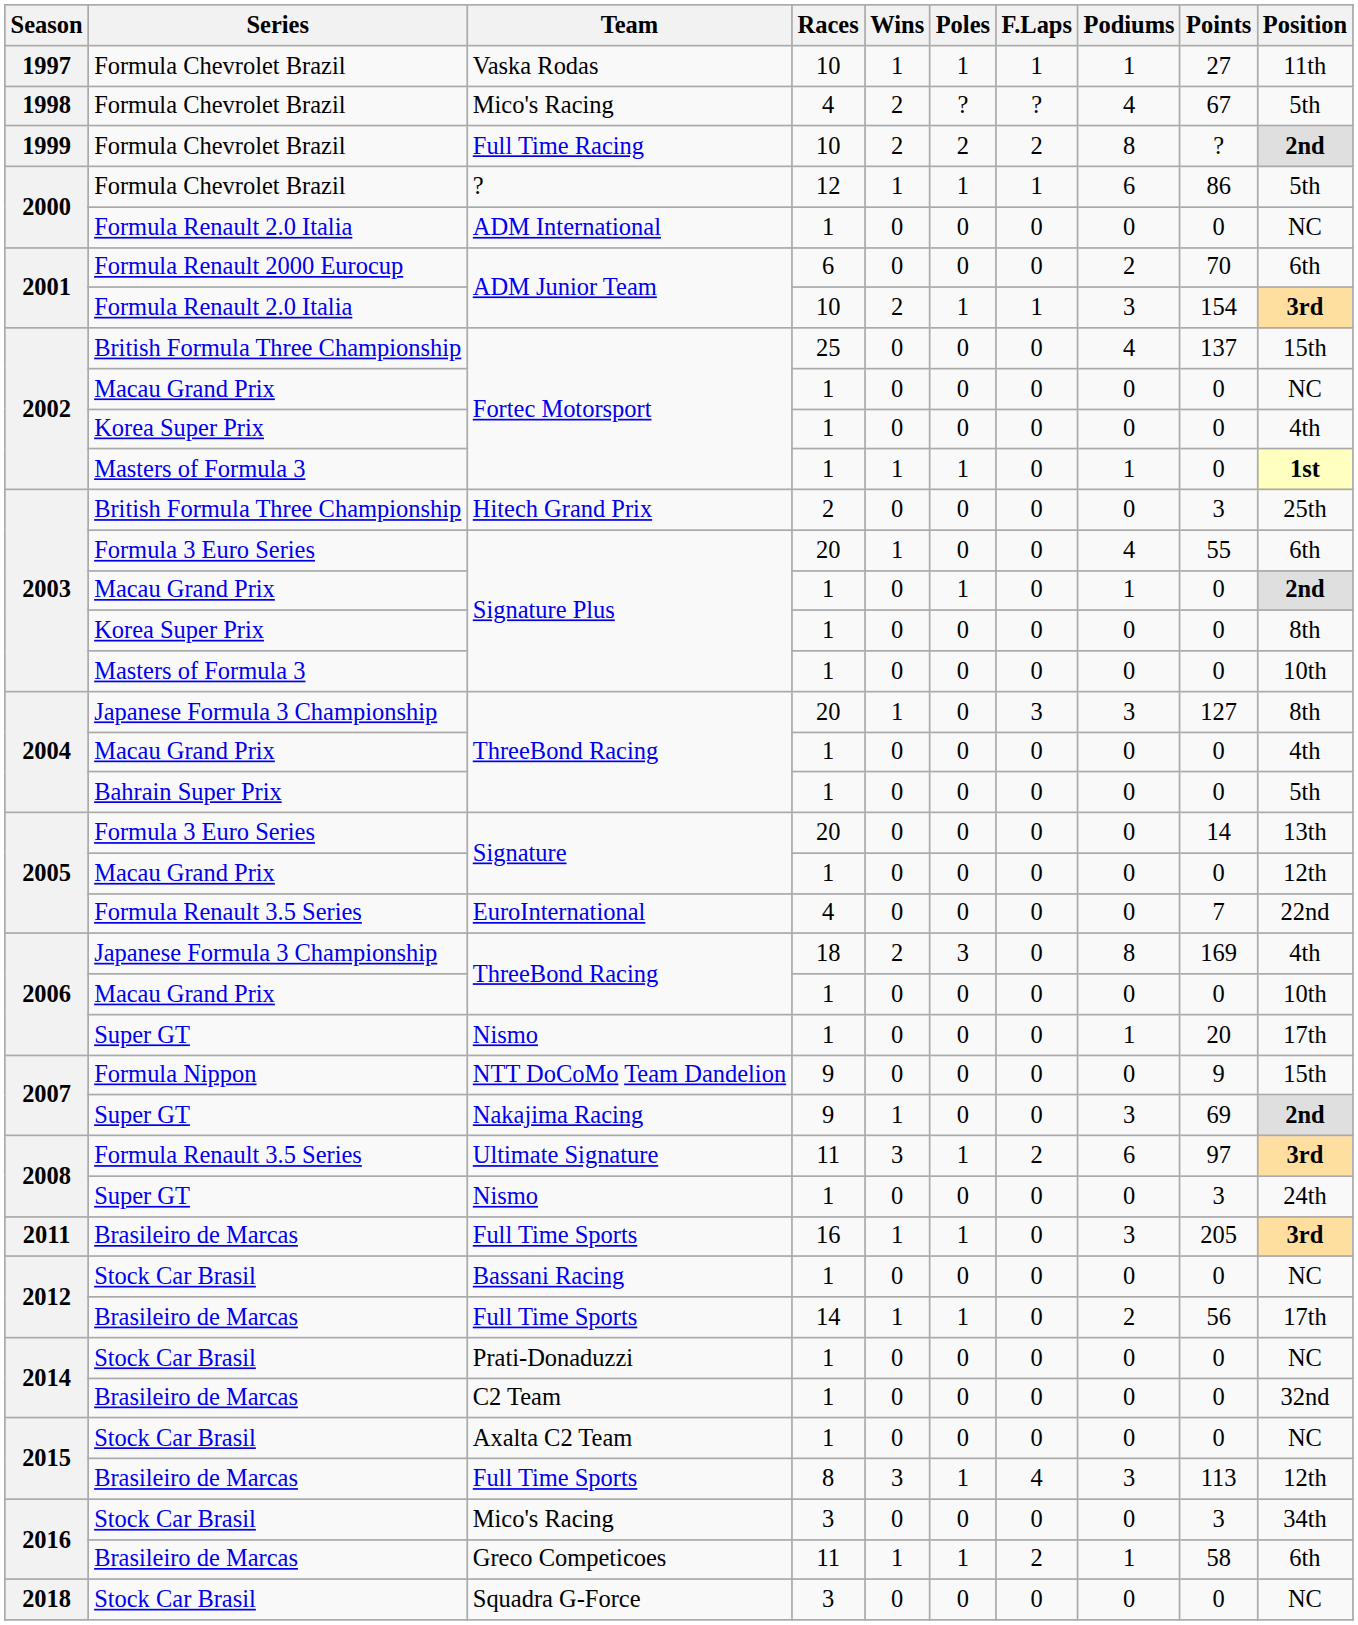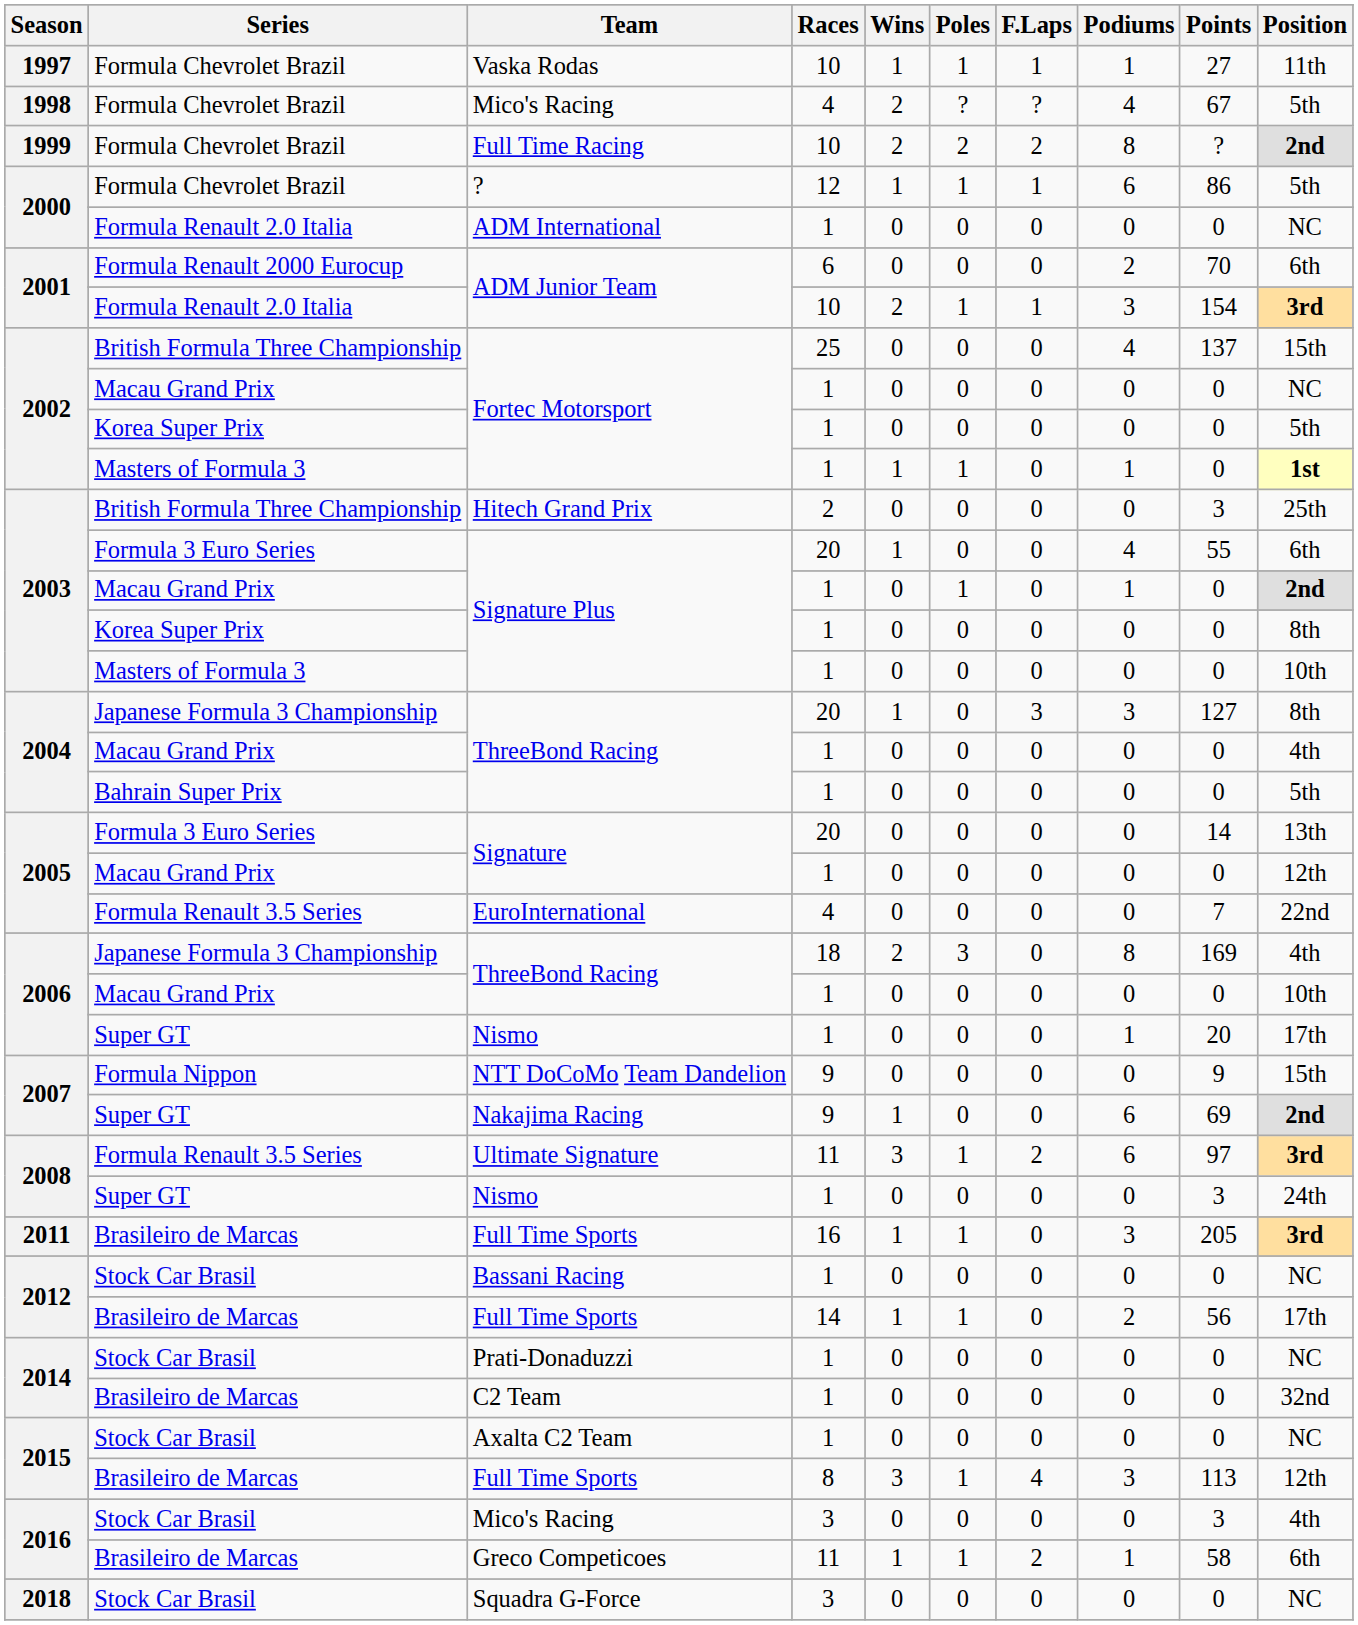(1305, 428) 4th -> (1305, 428) 5th
(1129, 1115) 3 -> (1129, 1115) 6
(1305, 1518) 34th -> (1305, 1518) 4th
